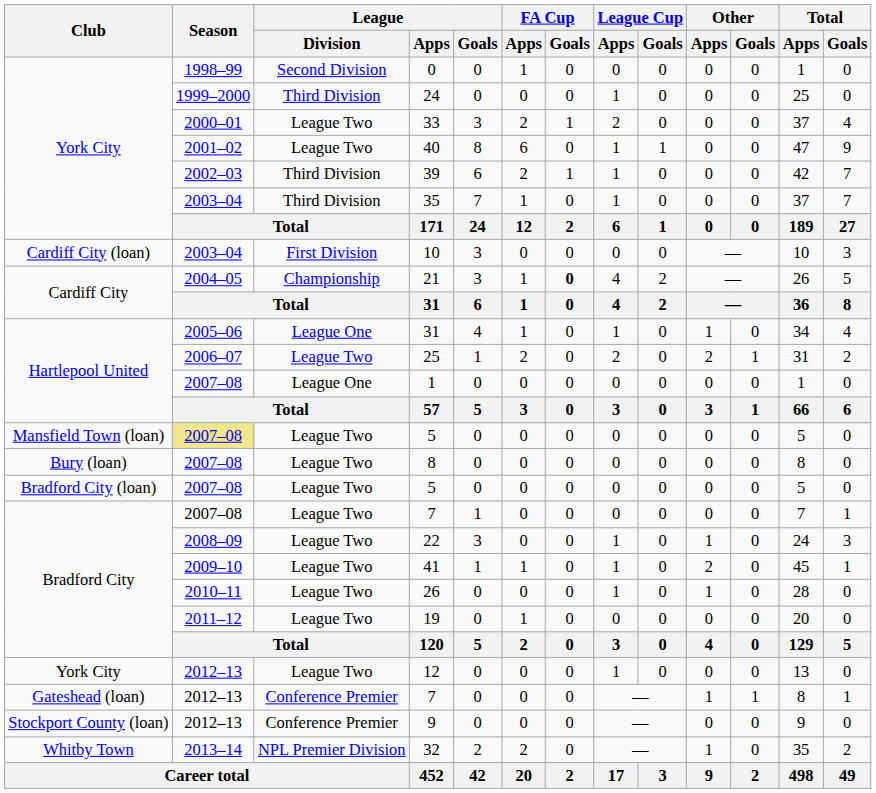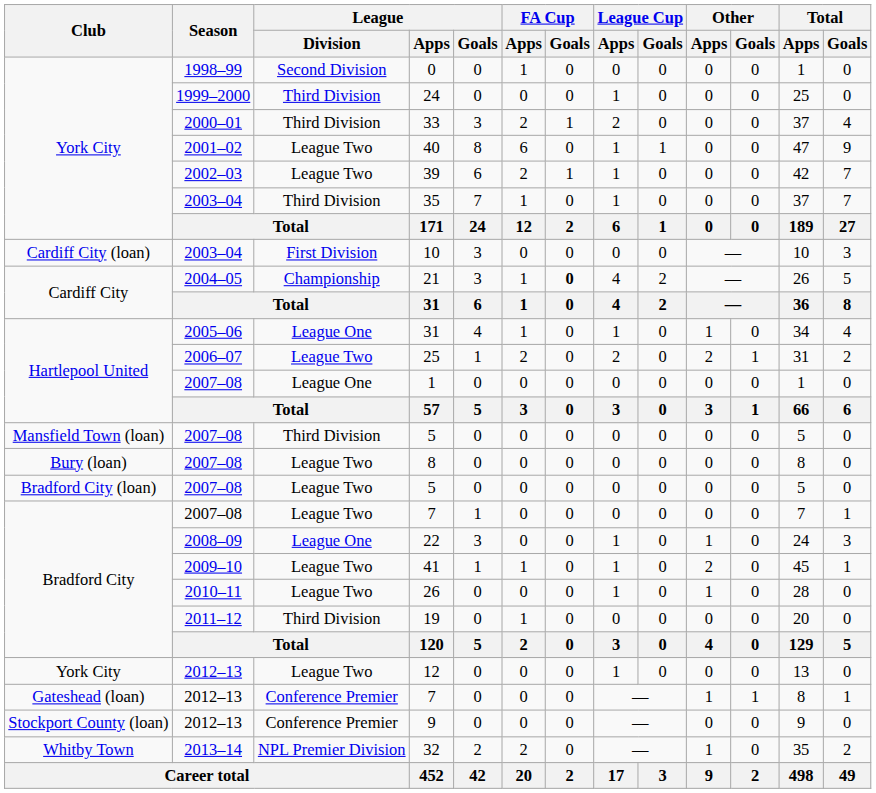(332, 122) League Two -> (332, 122) Third Division
(332, 174) Third Division -> (332, 174) League Two
(213, 435) khaki background -> (213, 435) no background
(332, 435) League Two -> (332, 435) Third Division
(332, 540) League Two -> (332, 540) League One
(332, 618) League Two -> (332, 618) Third Division
